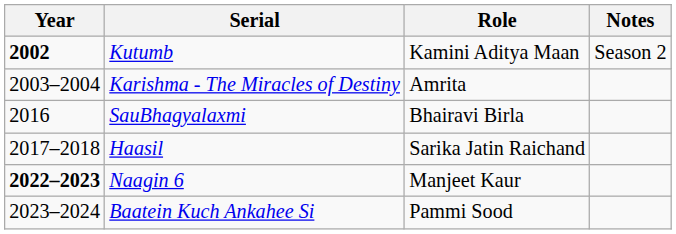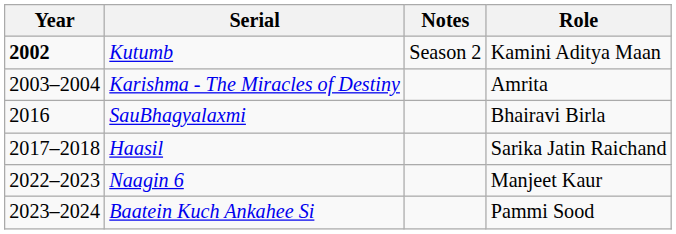columns swapped: (497, 20) <-> (630, 20)
(55, 180) bold -> (55, 180) normal
